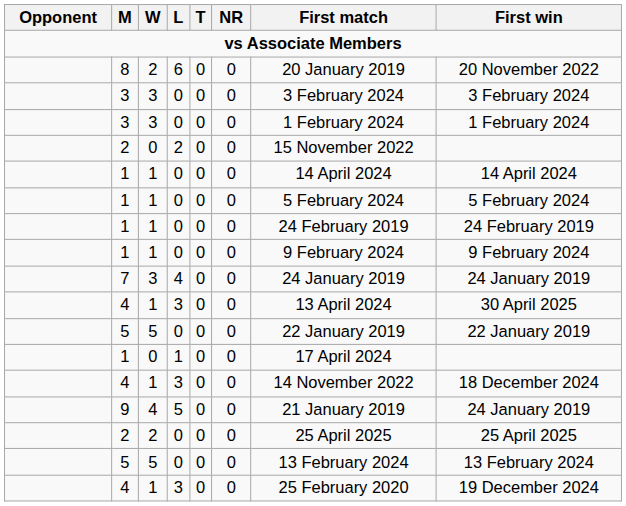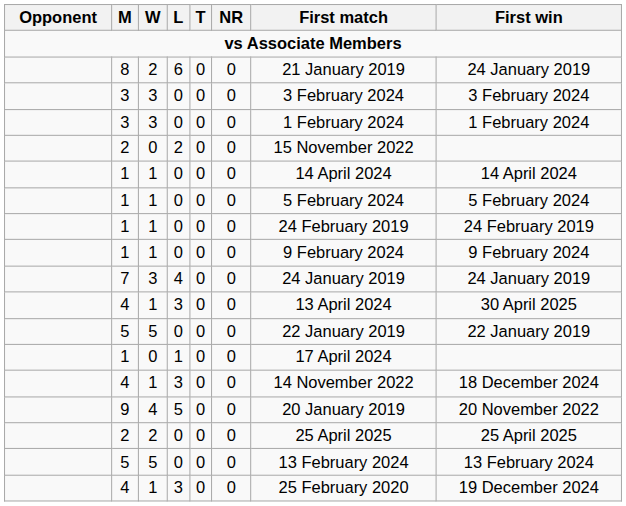(344, 69) 20 January 2019 -> (344, 69) 21 January 2019
(529, 69) 20 November 2022 -> (529, 69) 24 January 2019
(344, 409) 21 January 2019 -> (344, 409) 20 January 2019
(529, 409) 24 January 2019 -> (529, 409) 20 November 2022
